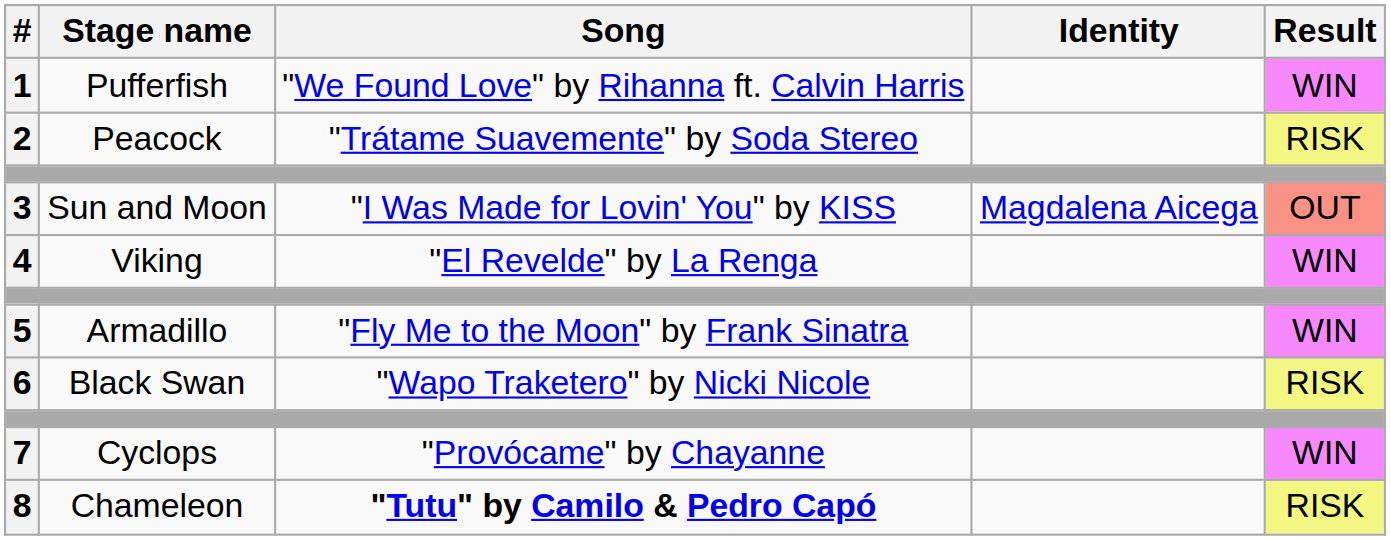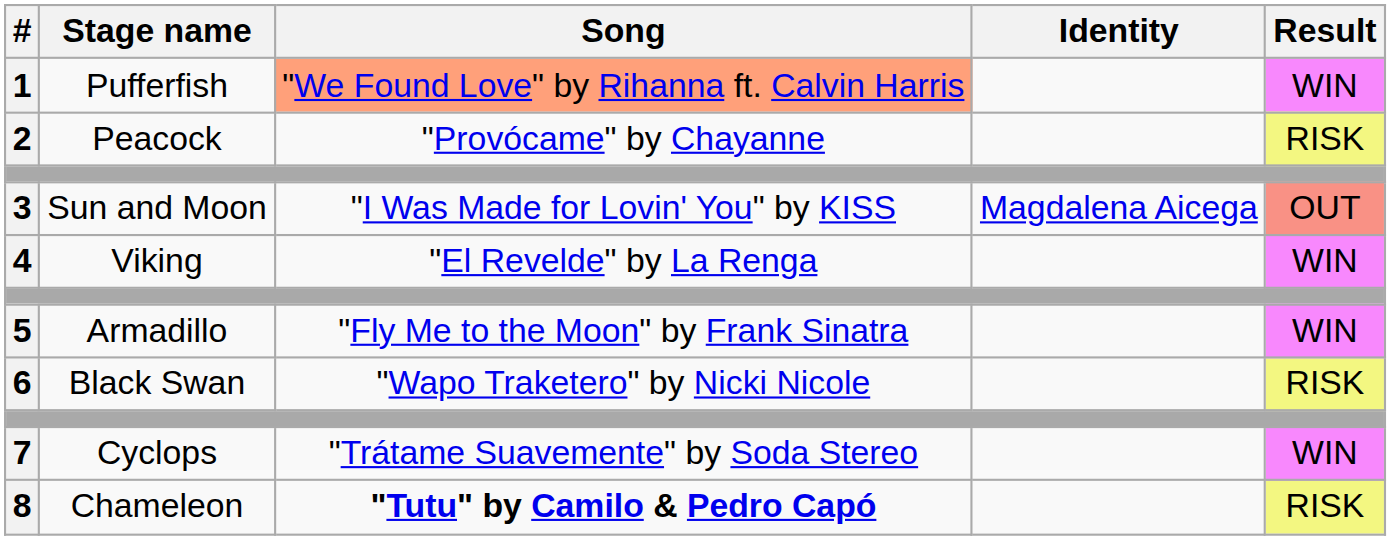(623, 84) no background -> (623, 84) lightsalmon background
(623, 138) "Trátame Suavemente" by Soda Stereo -> (623, 138) "Provócame" by Chayanne
(623, 452) "Provócame" by Chayanne -> (623, 452) "Trátame Suavemente" by Soda Stereo
